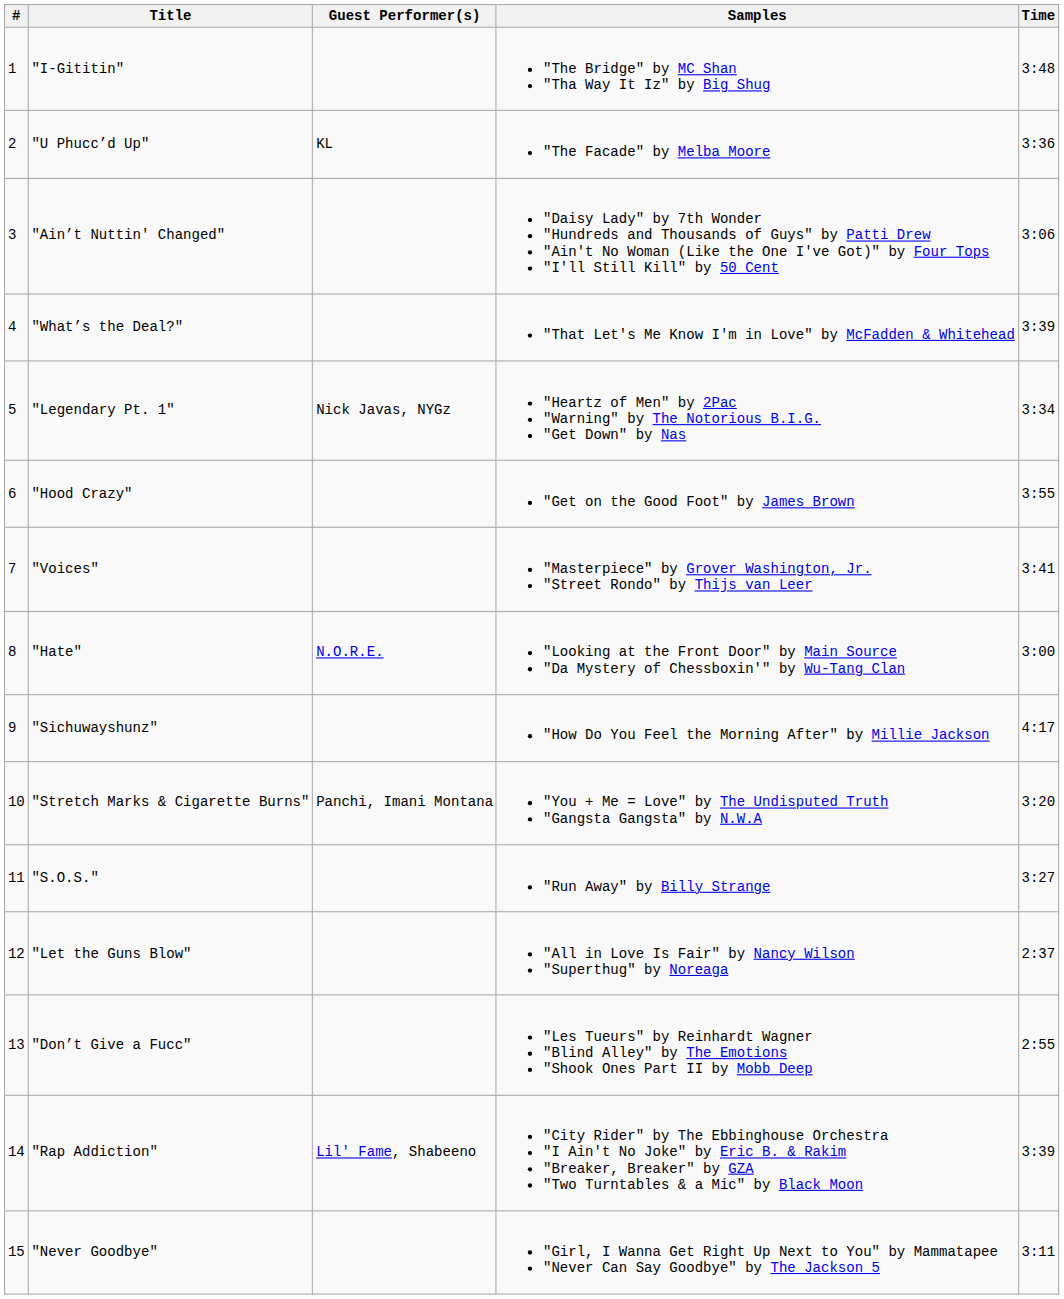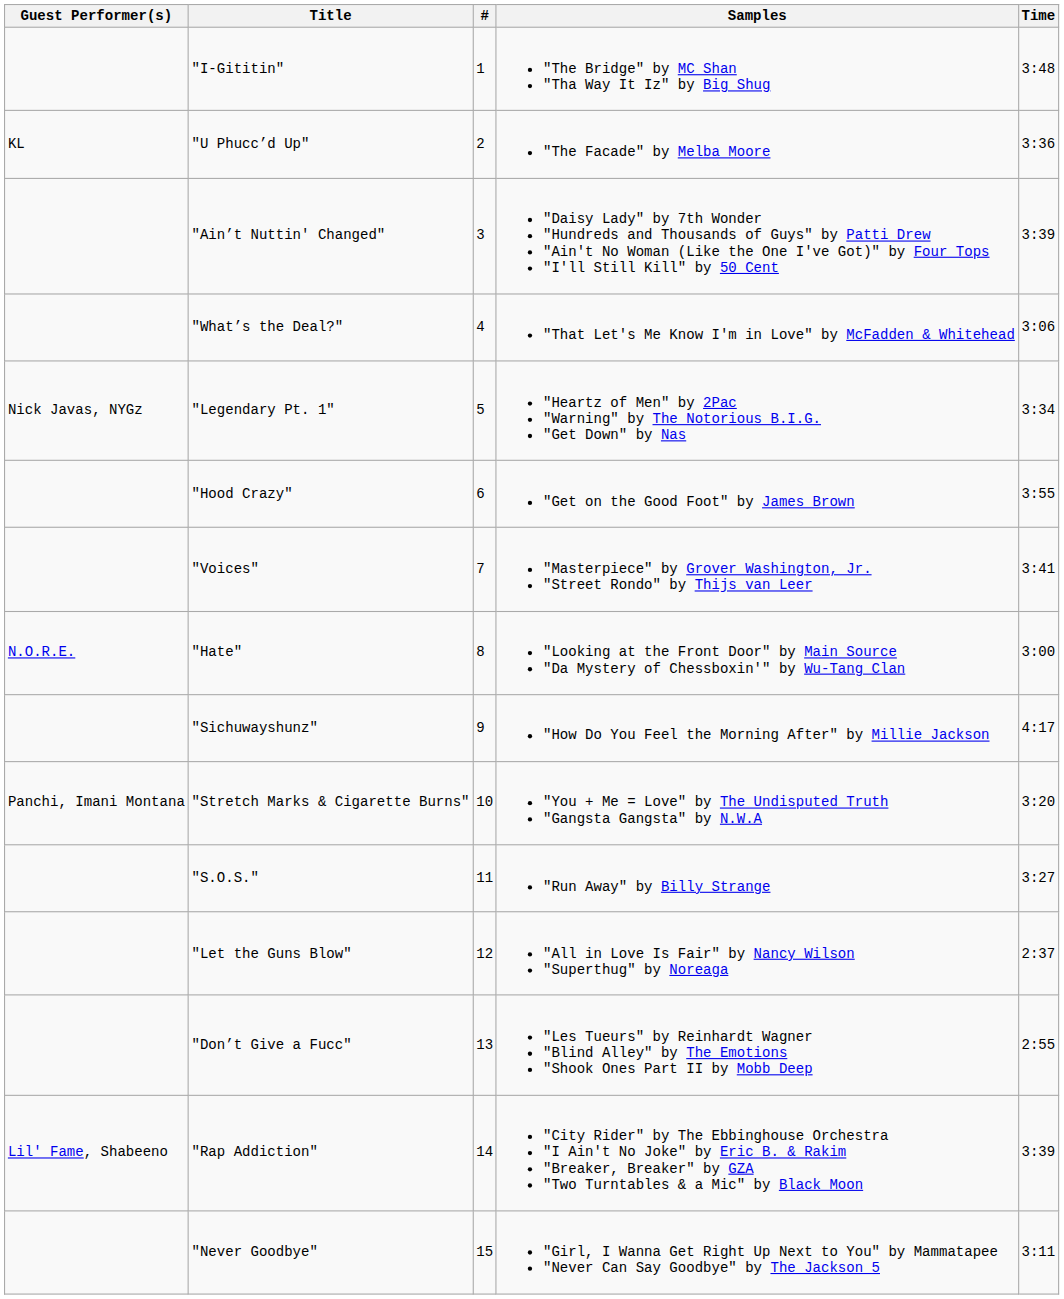columns swapped: (16, 16) <-> (405, 16)
(1038, 236) 3:06 -> (1038, 236) 3:39
(1038, 327) 3:39 -> (1038, 327) 3:06
